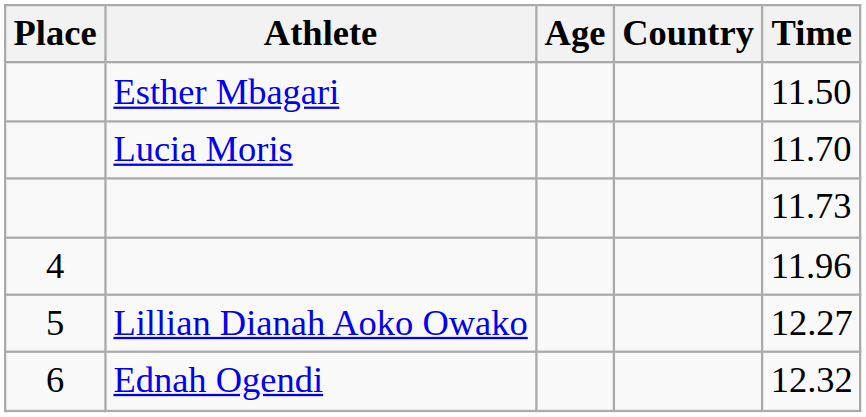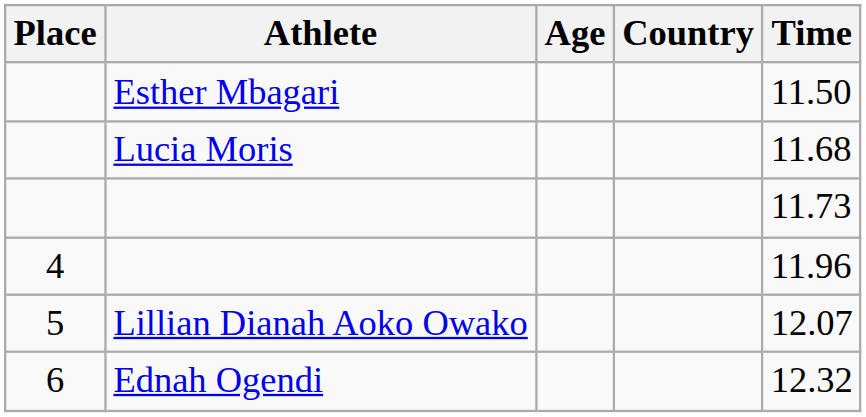(811, 149) 11.70 -> (811, 149) 11.68
(812, 322) 12.27 -> (812, 322) 12.07
